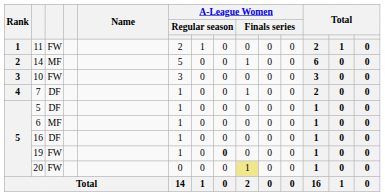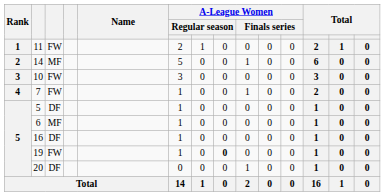(55, 92) DF -> (55, 92) FW
(55, 168) FW -> (55, 168) DF
(247, 168) khaki background -> (247, 168) no background
